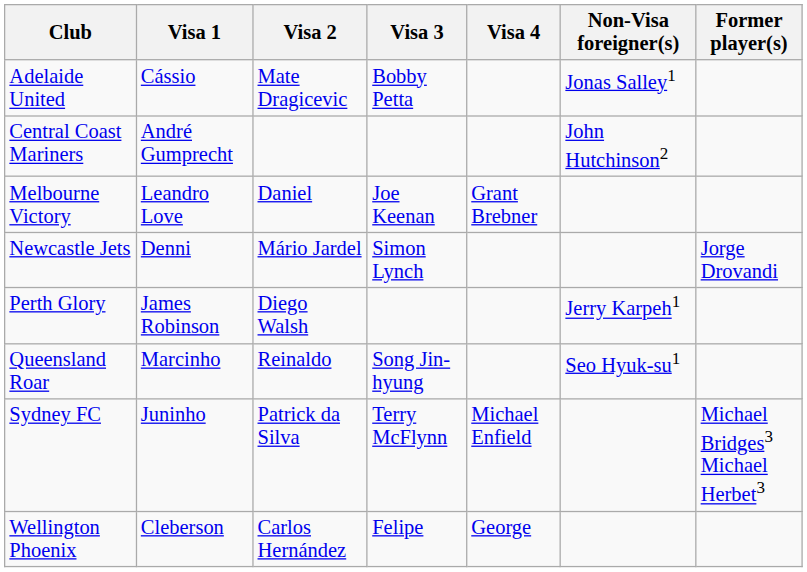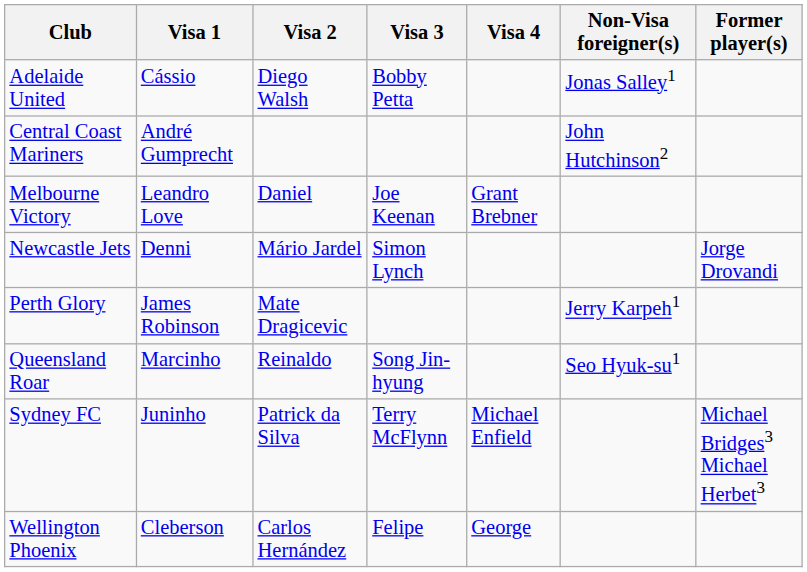(302, 87) Mate Dragicevic -> (283, 87) Diego Walsh
(283, 315) Diego Walsh -> (302, 315) Mate Dragicevic
